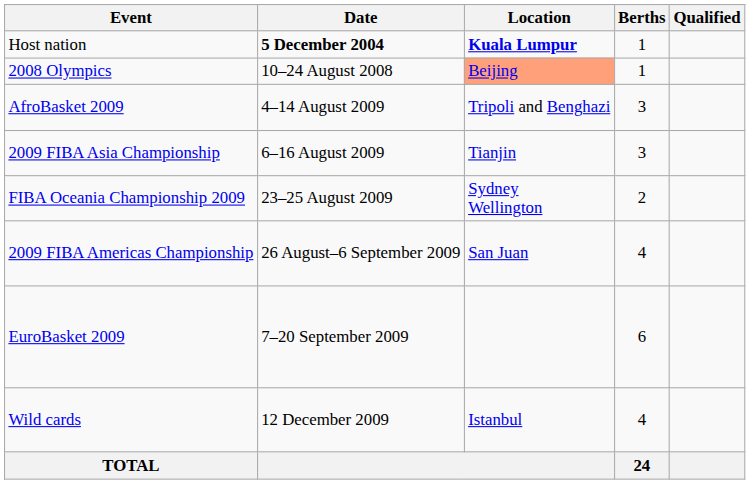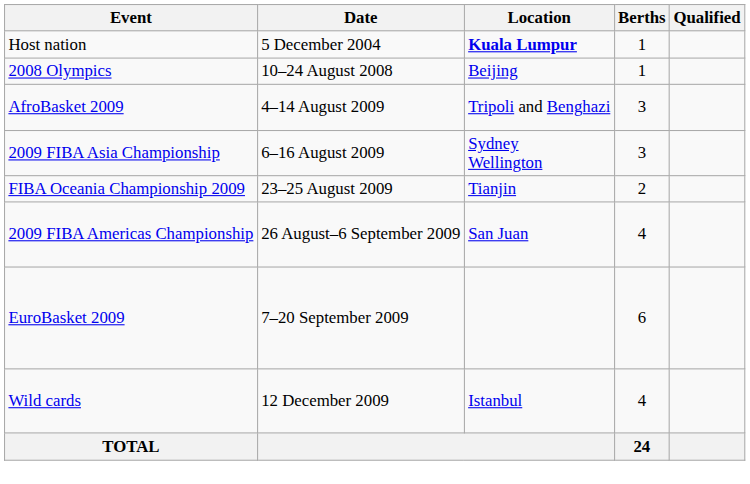(323, 44) bold -> (321, 44) normal
(493, 71) lightsalmon background -> (493, 71) no background
(492, 152) Tianjin -> (505, 152) Sydney Wellington
(505, 198) Sydney Wellington -> (492, 188) Tianjin
